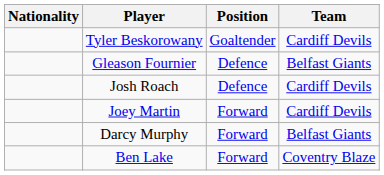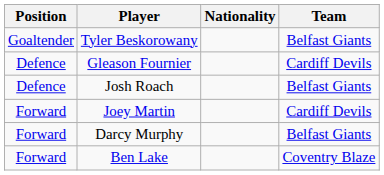columns swapped: (242, 16) <-> (43, 16)
(329, 39) Cardiff Devils -> (329, 39) Belfast Giants
(329, 63) Belfast Giants -> (329, 63) Cardiff Devils
(329, 87) Cardiff Devils -> (329, 87) Belfast Giants
